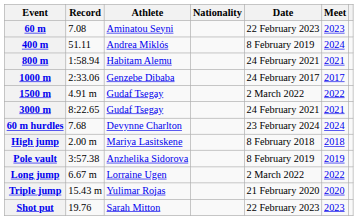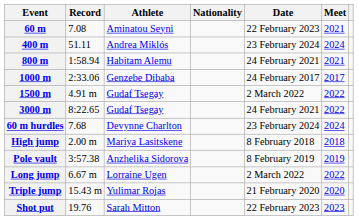(334, 28) 2023 -> (334, 28) 2021
(280, 45) 8 February 2019 -> (283, 45) 23 February 2024
(334, 110) 2021 -> (334, 110) 2022
